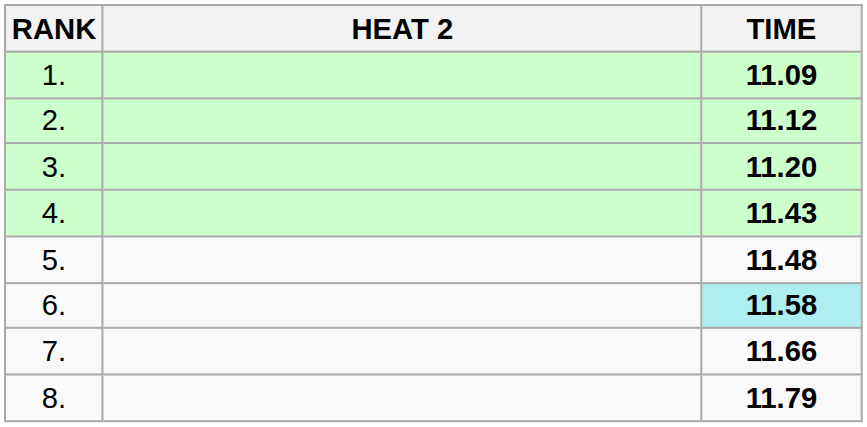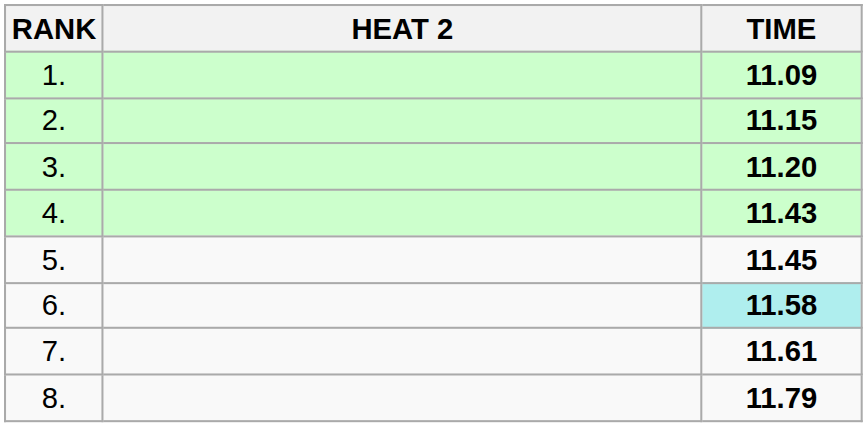(781, 121) 11.12 -> (781, 121) 11.15
(781, 259) 11.48 -> (781, 259) 11.45
(781, 352) 11.66 -> (781, 352) 11.61
